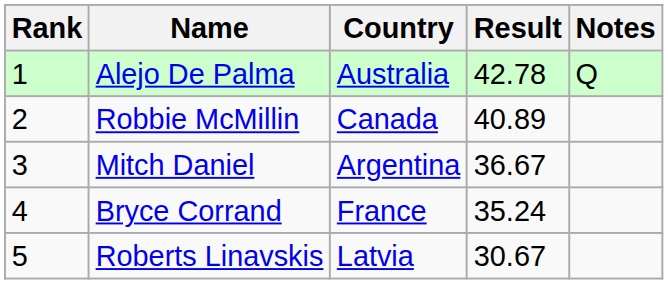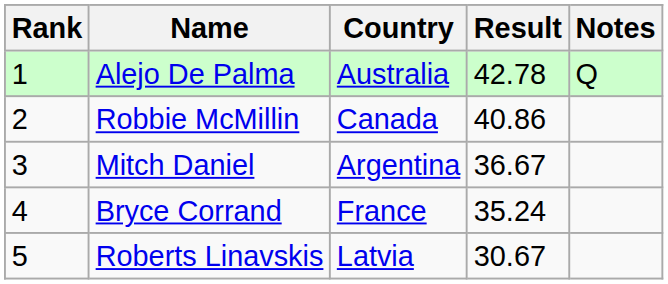(510, 119) 40.89 -> (510, 119) 40.86
